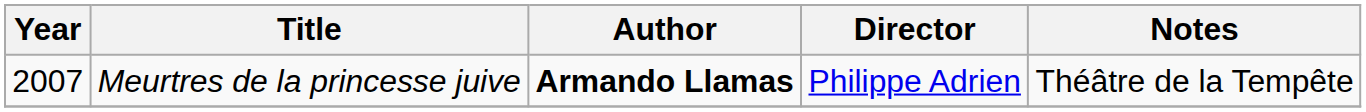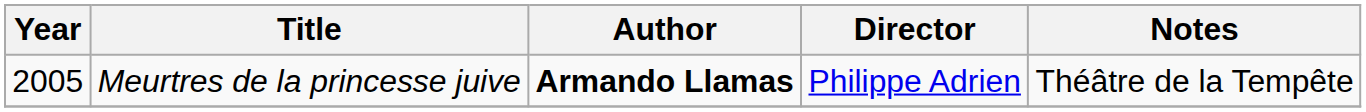(48, 80) 2007 -> (48, 80) 2005
